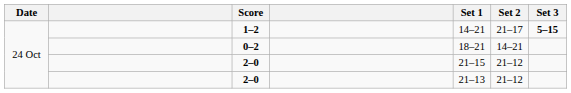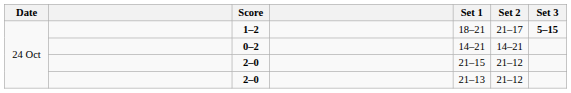(472, 29) 14–21 -> (472, 29) 18–21
(472, 46) 18–21 -> (472, 46) 14–21
